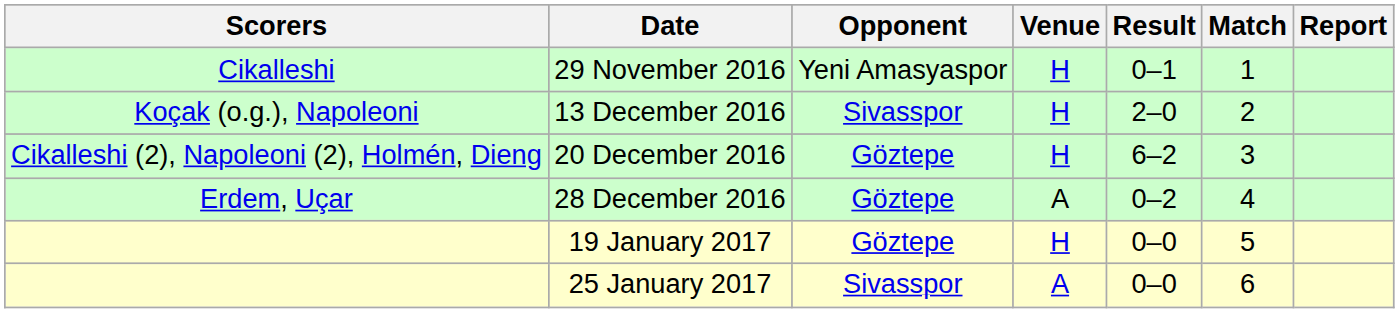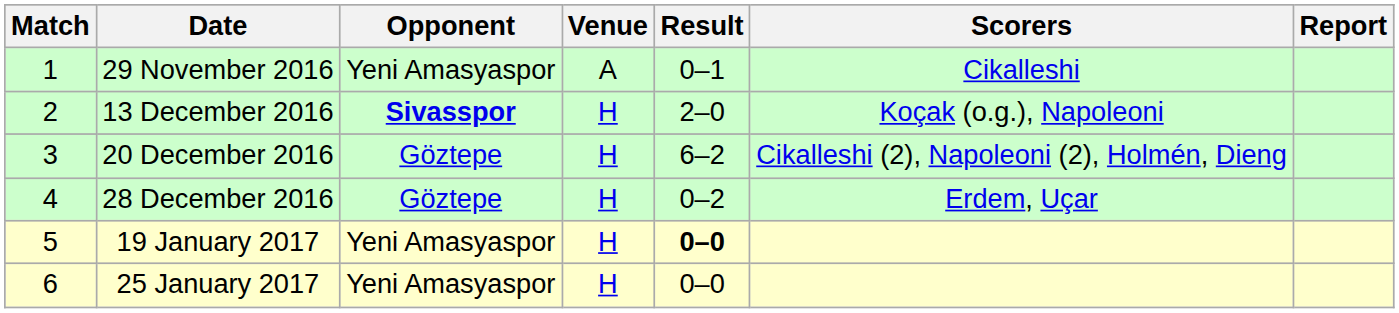columns swapped: (1248, 26) <-> (276, 26)
(1060, 69) H -> (608, 69) A
(903, 112) normal -> (451, 112) bold
(1060, 198) A -> (608, 198) H
(903, 241) Göztepe -> (451, 241) Yeni Amasyaspor
(1154, 241) normal -> (702, 241) bold
(903, 284) Sivasspor -> (451, 284) Yeni Amasyaspor
(1060, 284) A -> (608, 284) H
